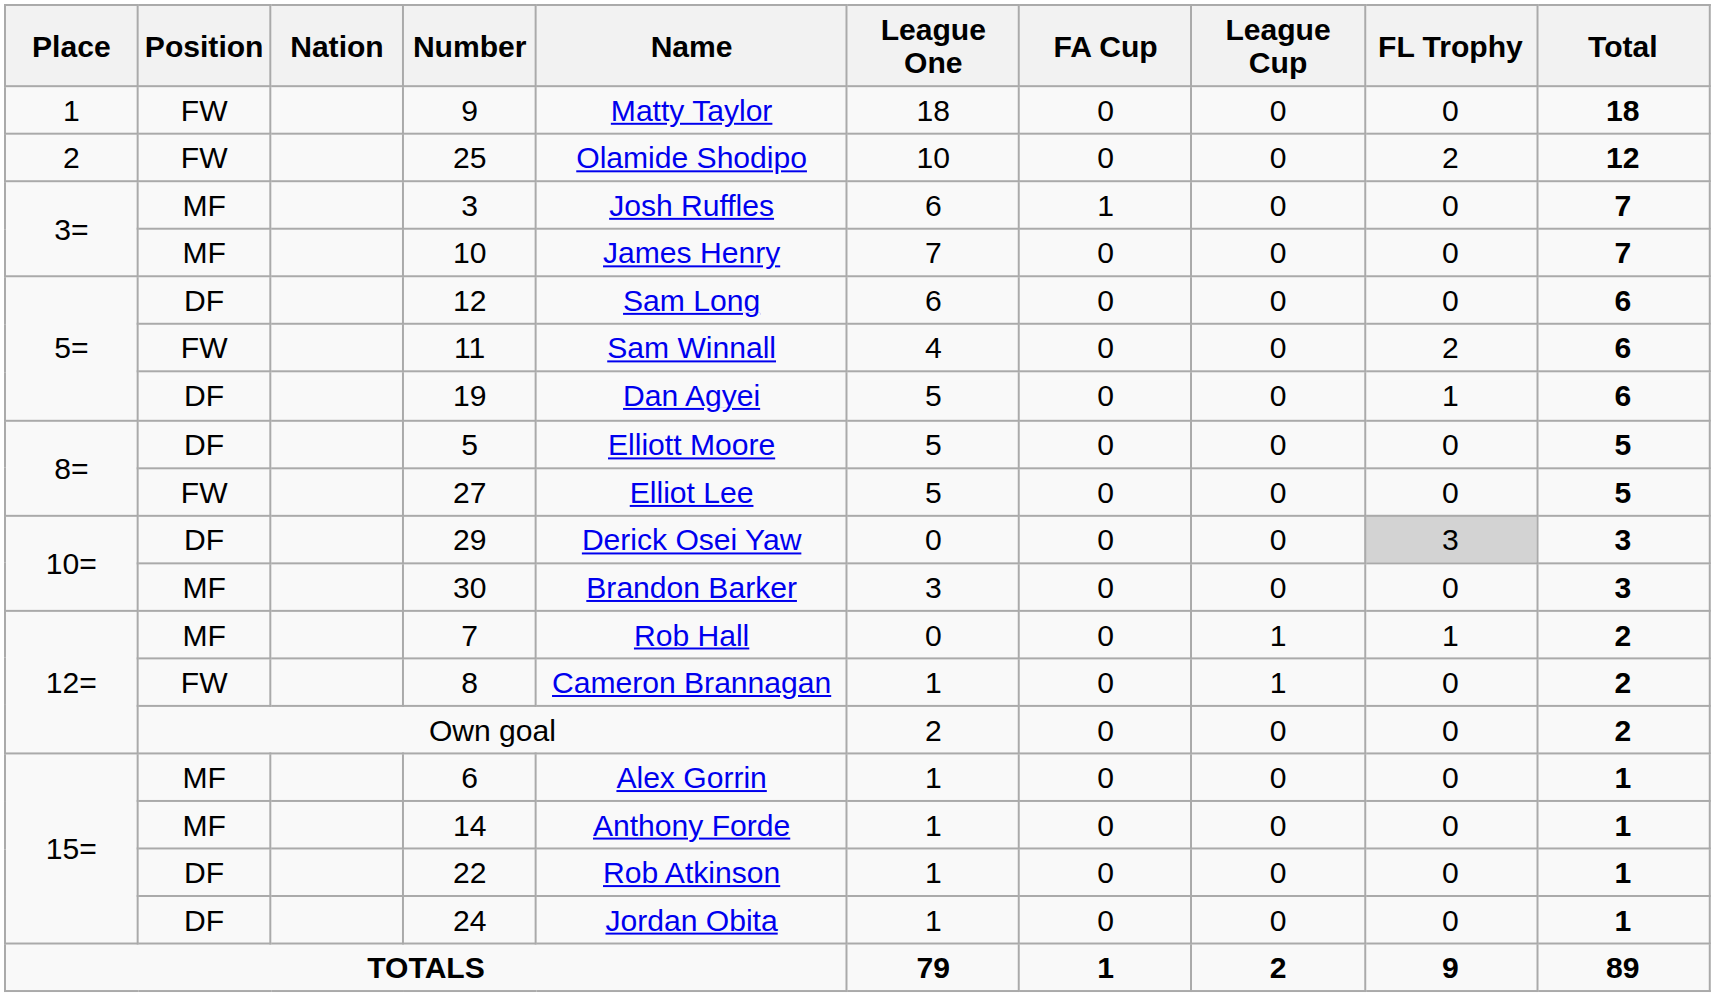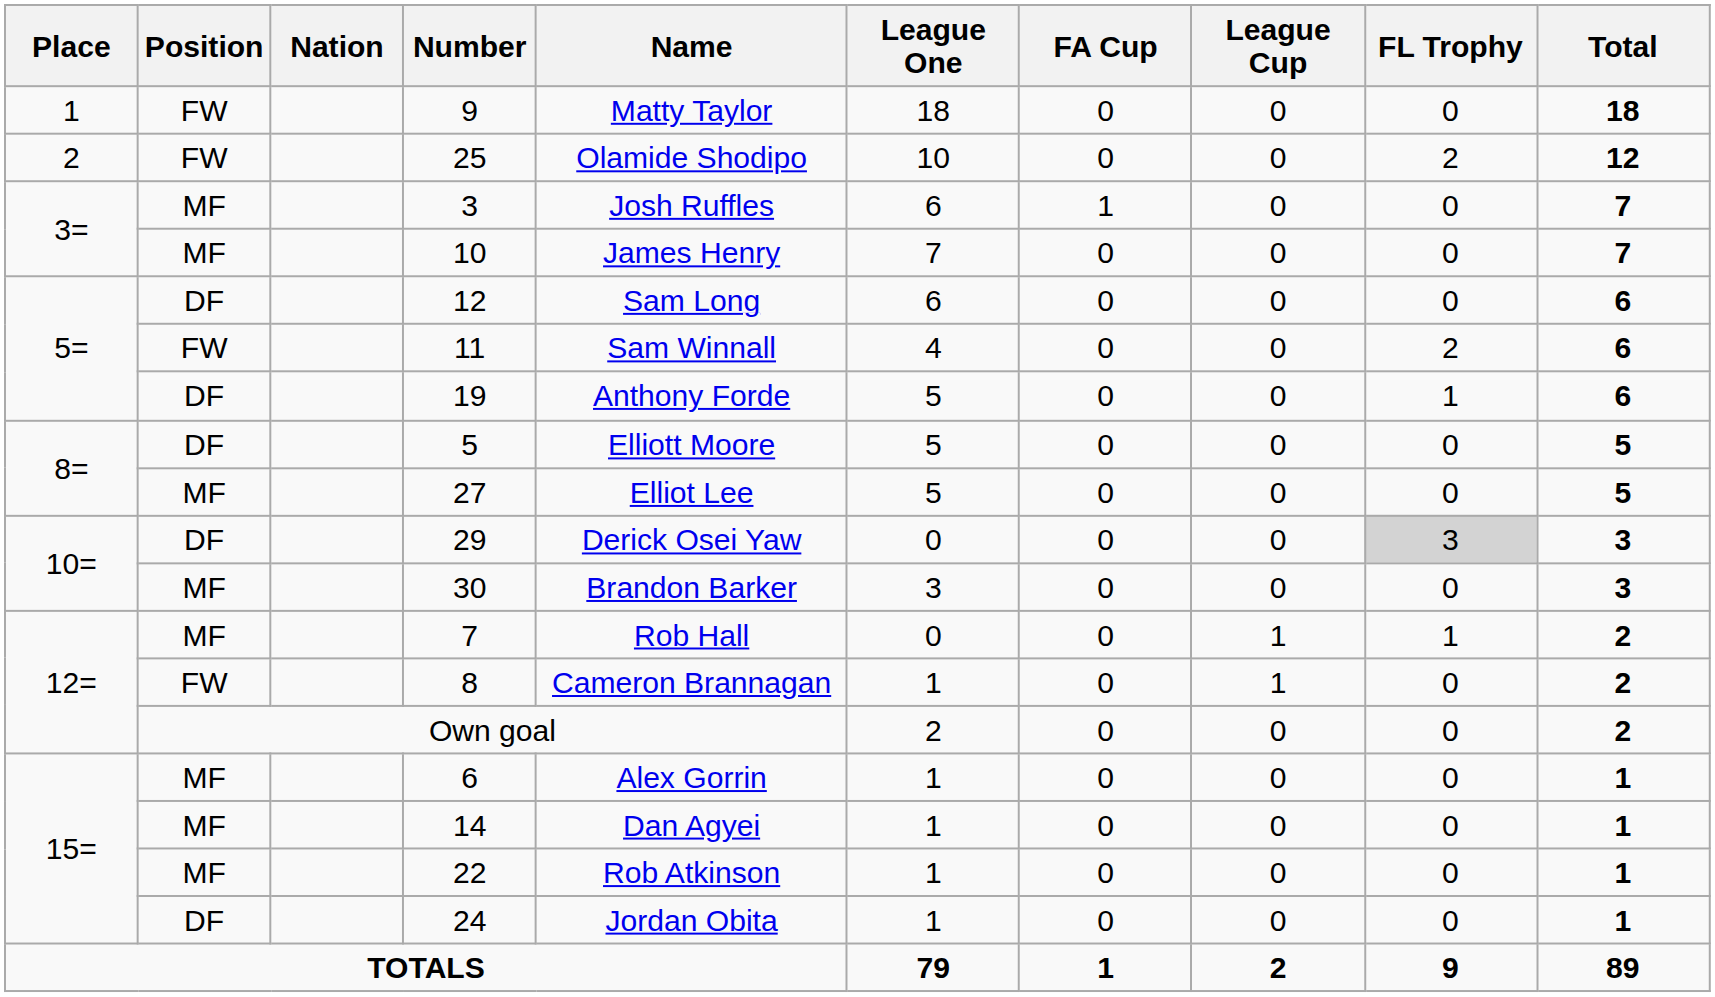(692, 396) Dan Agyei -> (692, 396) Anthony Forde
(204, 491) FW -> (204, 491) MF
(692, 825) Anthony Forde -> (692, 825) Dan Agyei
(204, 873) DF -> (204, 873) MF
